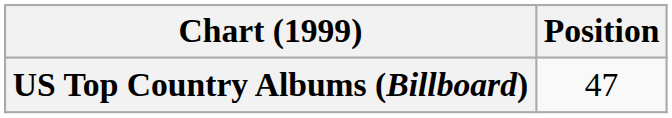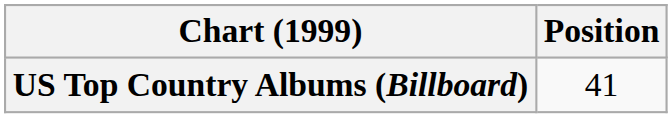(602, 84) 47 -> (602, 84) 41
